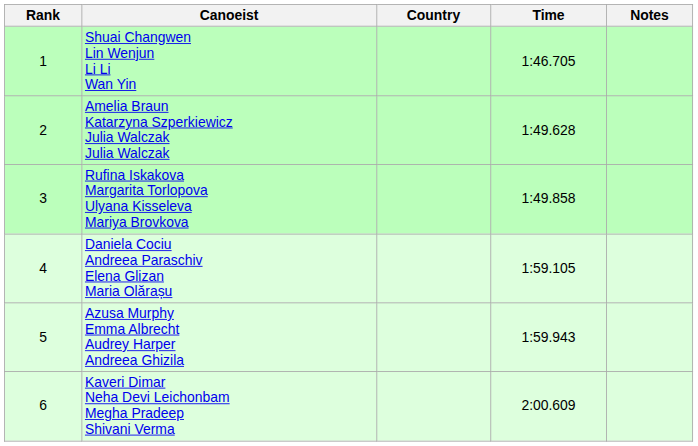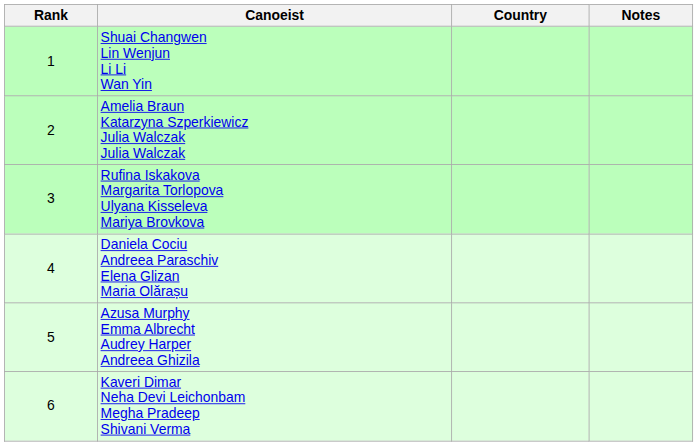- column: (548, 15)
